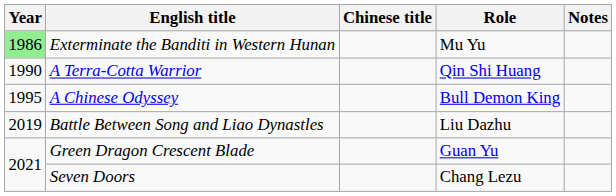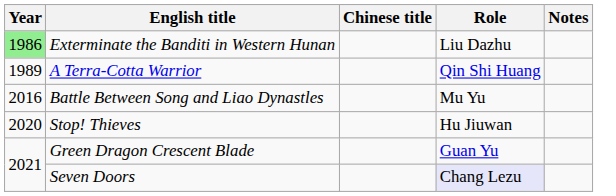(463, 44) Mu Yu -> (475, 44) Liu Dazhu
(25, 71) 1990 -> (25, 71) 1989
- row: (114, 97)
(25, 124) 2019 -> (25, 97) 2016
(475, 124) Liu Dazhu -> (463, 97) Mu Yu
+ row: (95, 124)
(481, 177) no background -> (481, 177) lavender background
